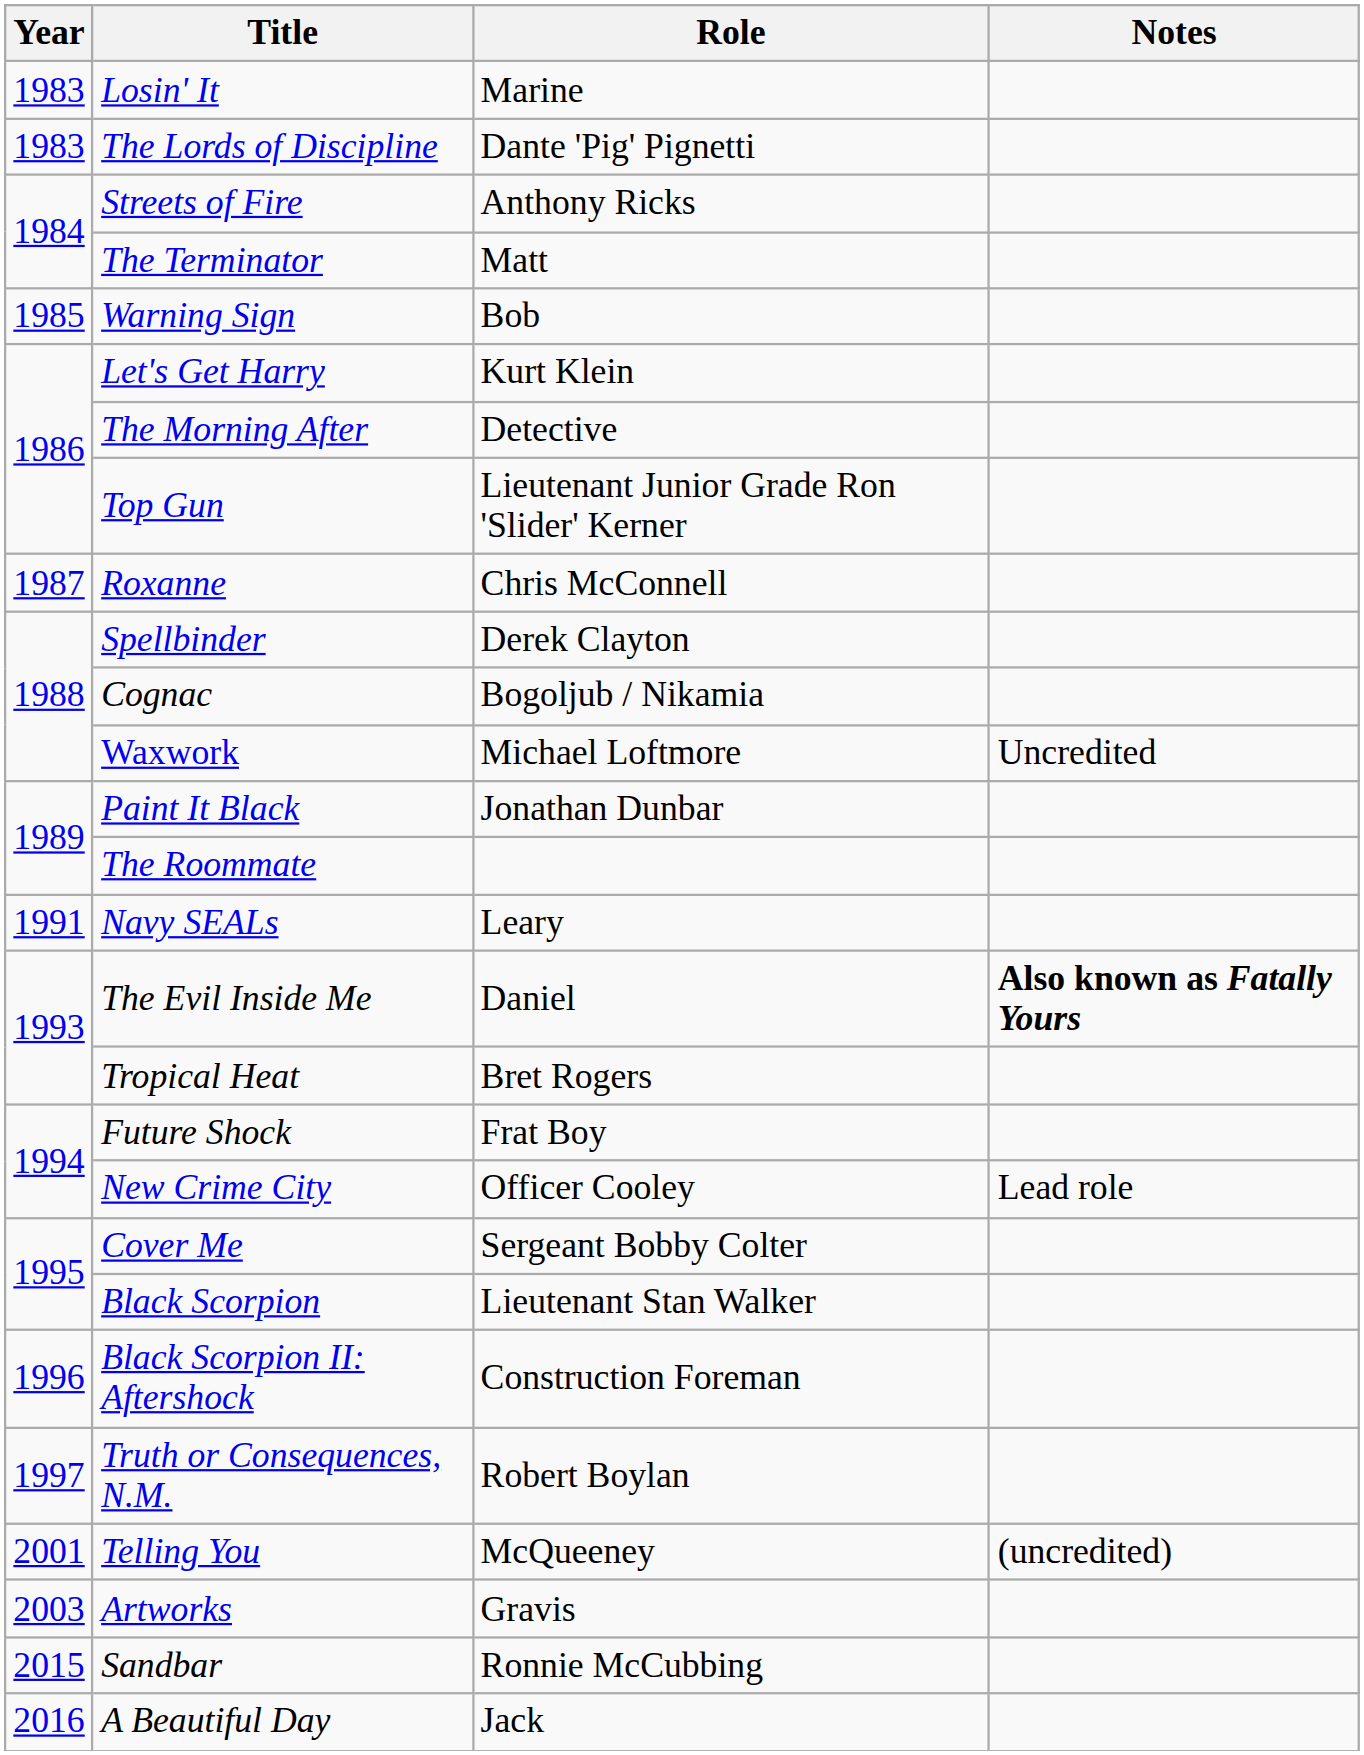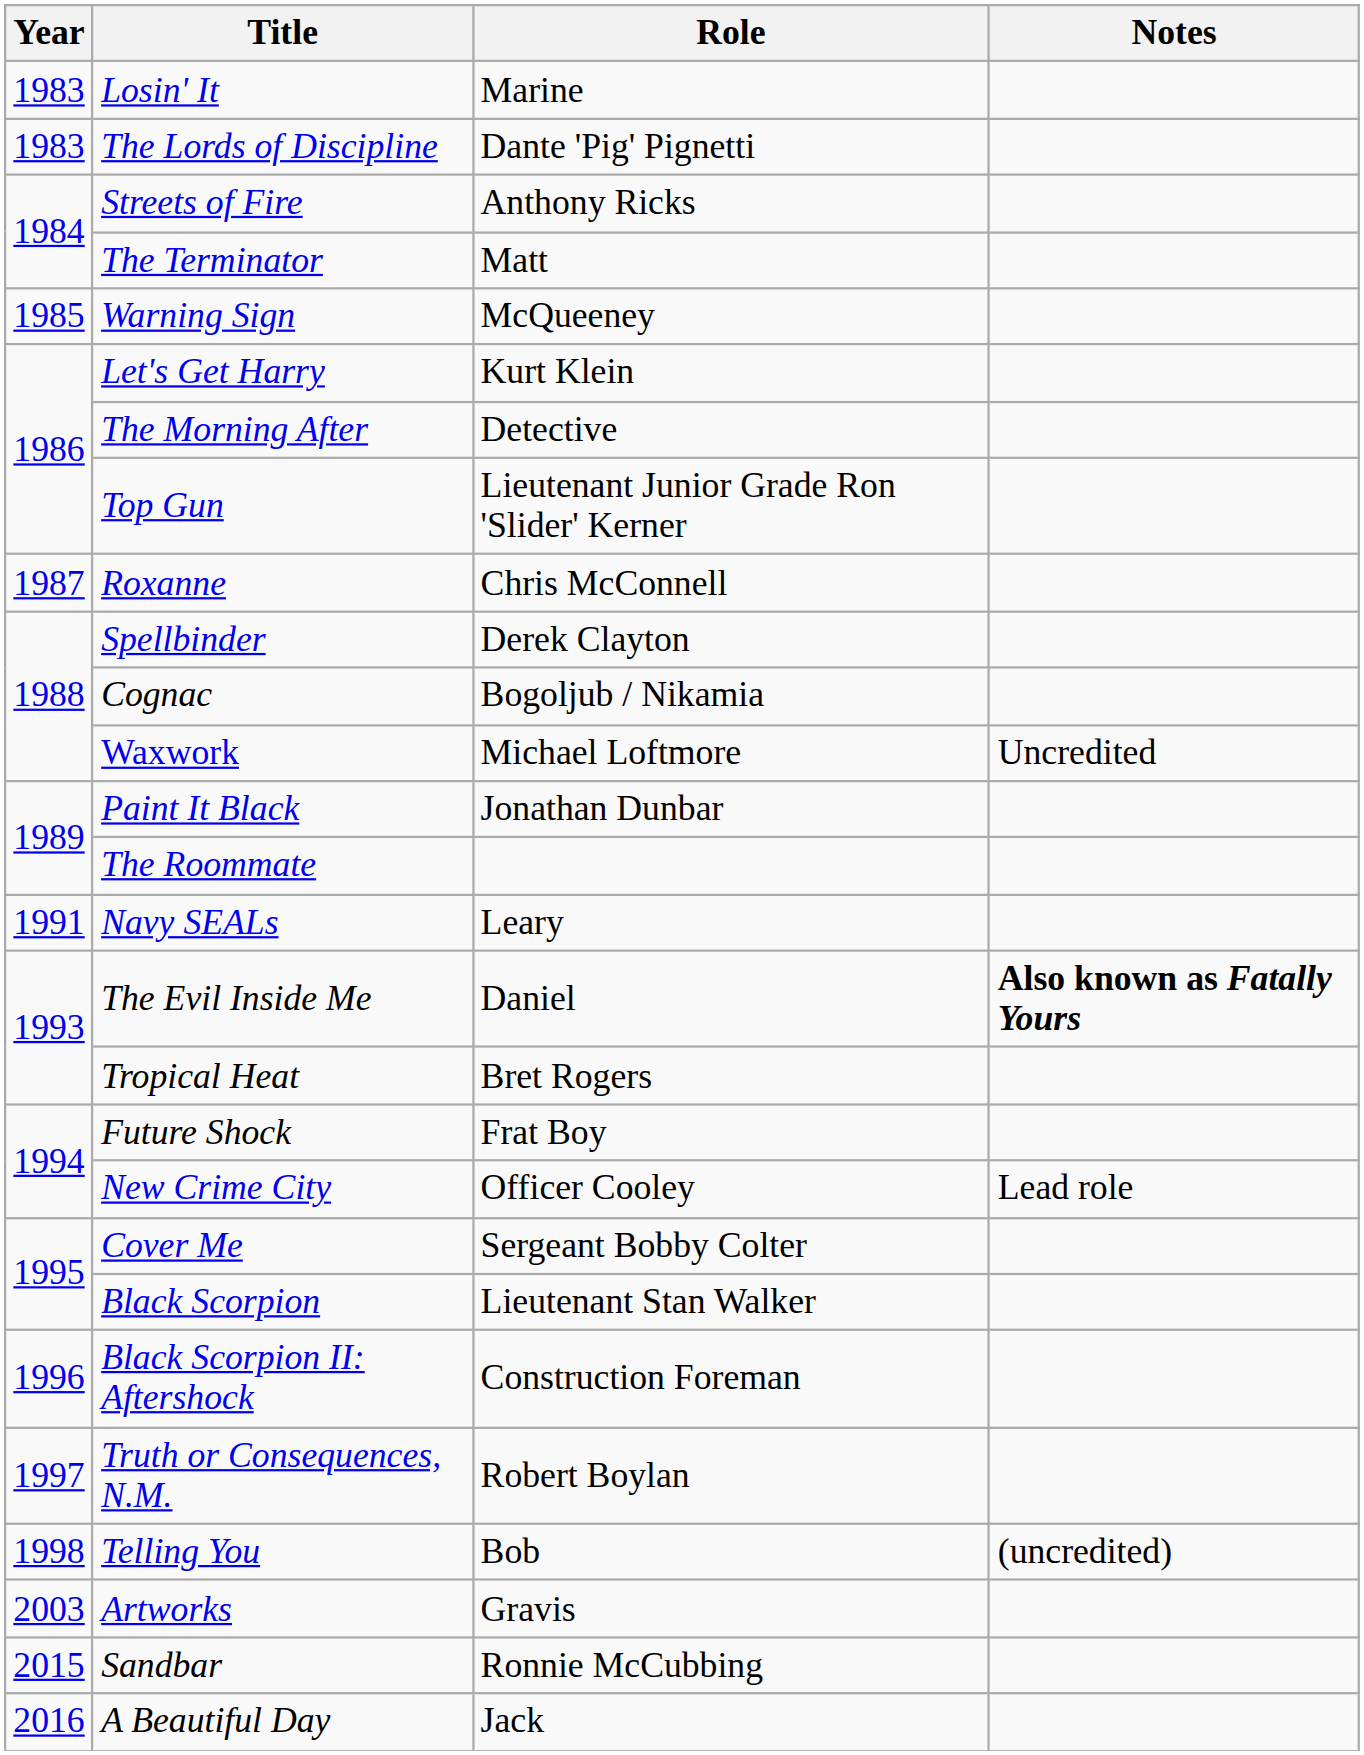(510, 315) Bob -> (568, 315) McQueeney
(49, 1551) 2001 -> (49, 1551) 1998
(568, 1551) McQueeney -> (510, 1551) Bob
